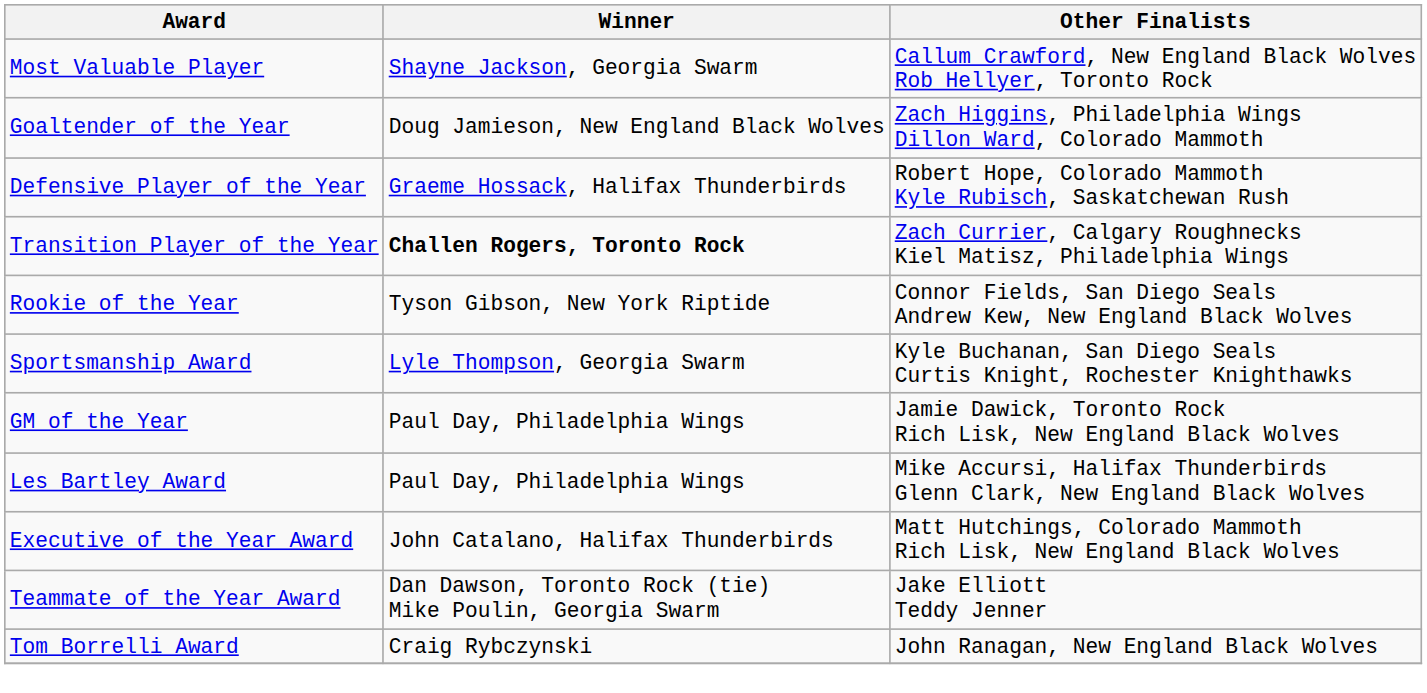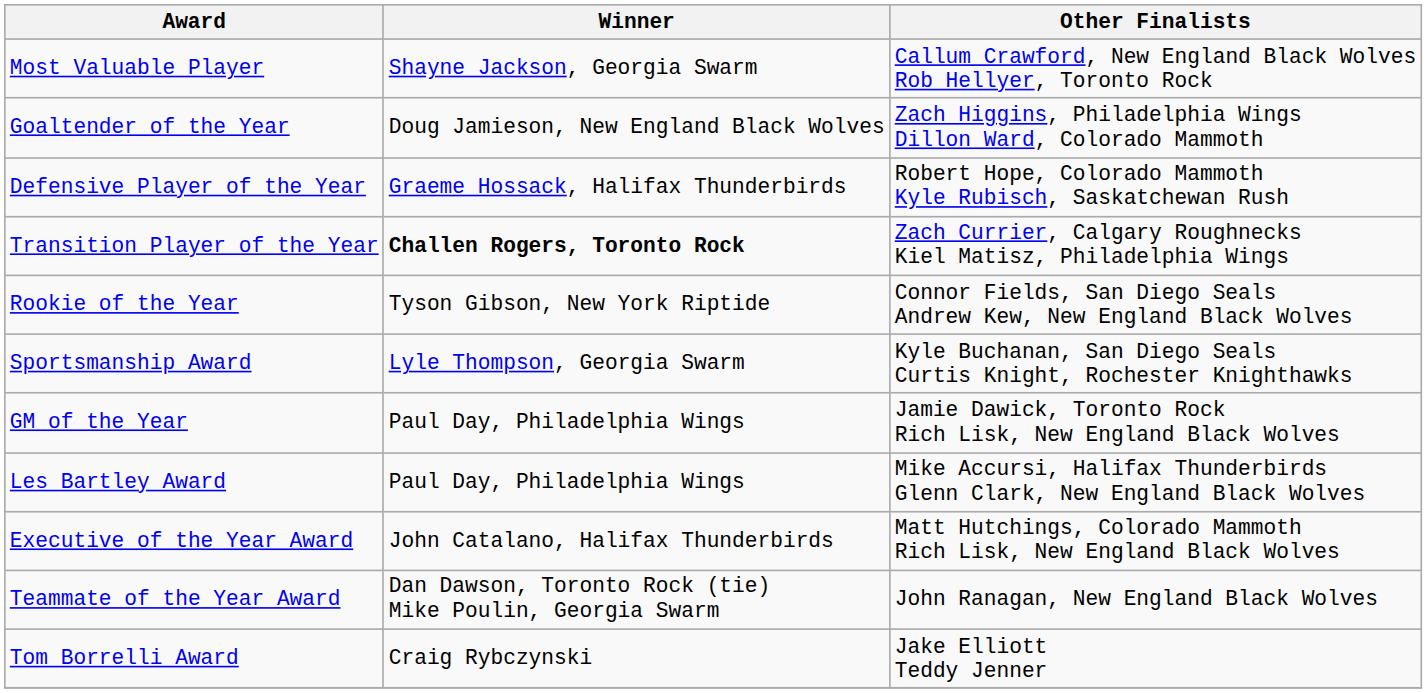(971, 600) Jake Elliott Teddy Jenner -> (1136, 600) John Ranagan, New England Black Wolves
(1136, 646) John Ranagan, New England Black Wolves -> (971, 659) Jake Elliott Teddy Jenner
